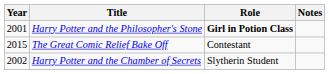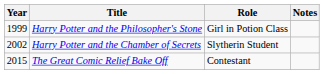(17, 28) 2001 -> (17, 28) 1999
(250, 28) bold -> (247, 28) normal
rows swapped: (116, 61) <-> (100, 45)
